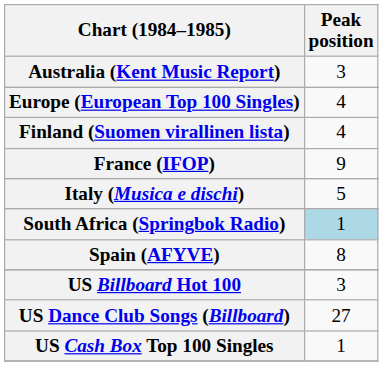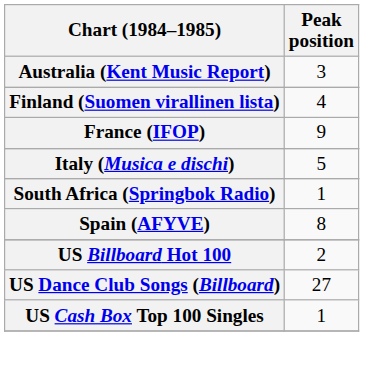- row: (154, 102)
(341, 224) lightblue background -> (321, 193) no background
(341, 284) 3 -> (321, 254) 2
